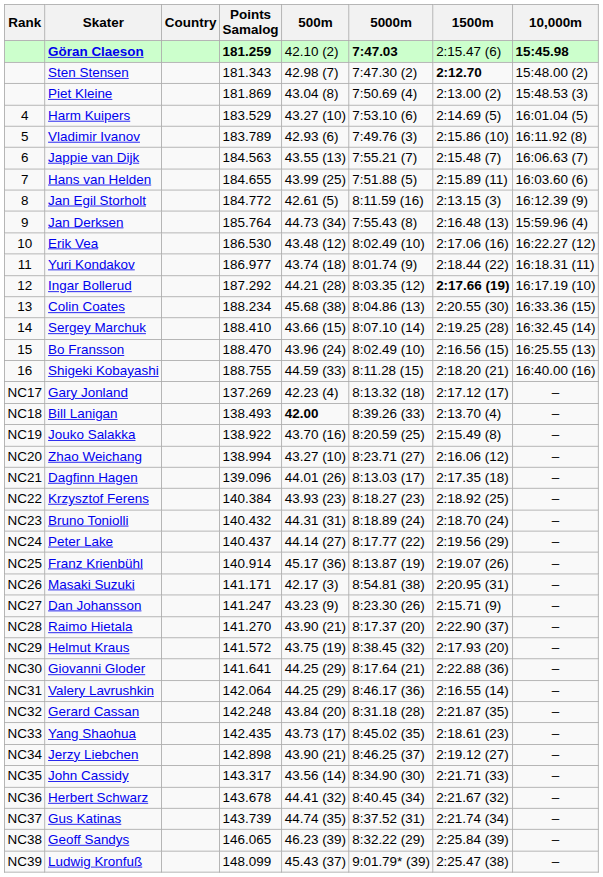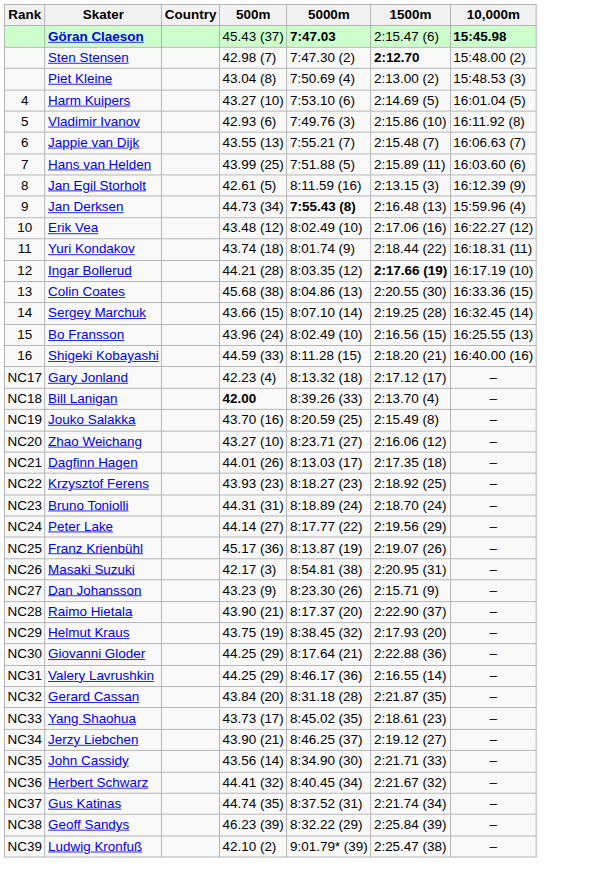- column: (251, 22)
(312, 51) 42.10 (2) -> (253, 36) 45.43 (37)
(385, 222) normal -> (323, 206) bold
(315, 861) 45.43 (37) -> (249, 846) 42.10 (2)
